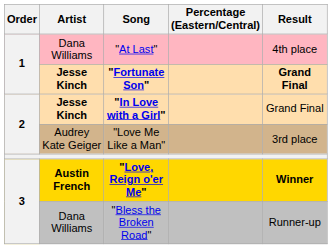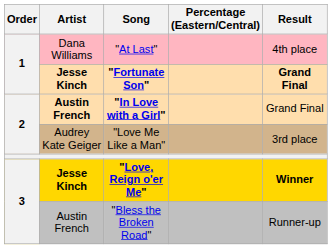(72, 109) Jesse Kinch -> (72, 109) Austin French
(72, 180) Austin French -> (72, 180) Jesse Kinch
(72, 222) Dana Williams -> (72, 222) Austin French
